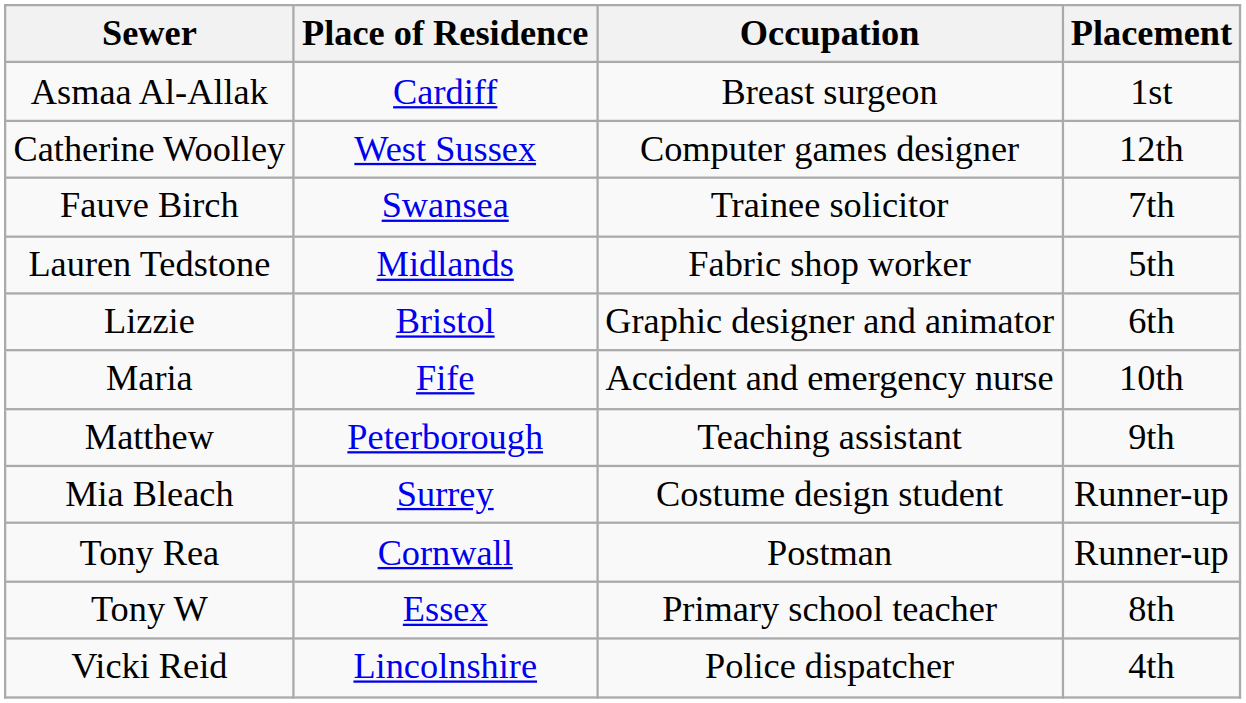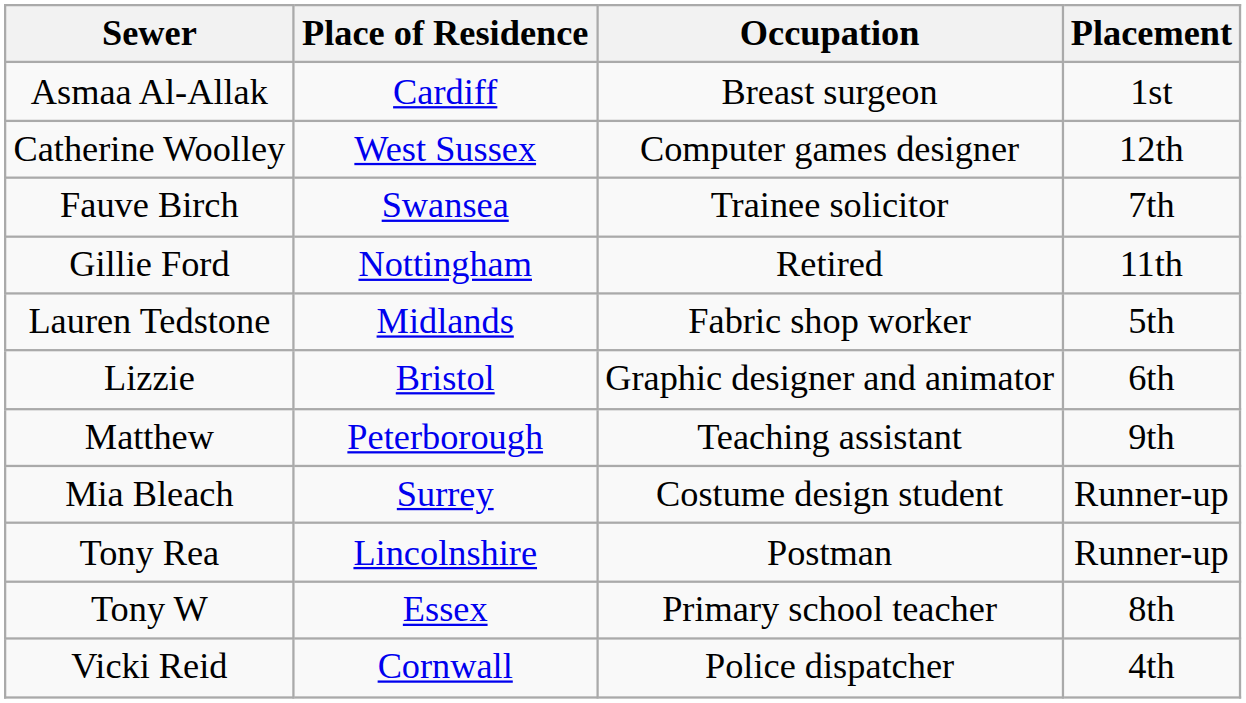+ row: (149, 263)
- row: (149, 378)
(445, 551) Cornwall -> (445, 551) Lincolnshire
(445, 666) Lincolnshire -> (445, 666) Cornwall
